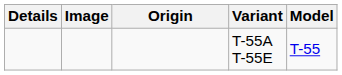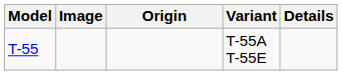columns swapped: (312, 16) <-> (33, 16)
